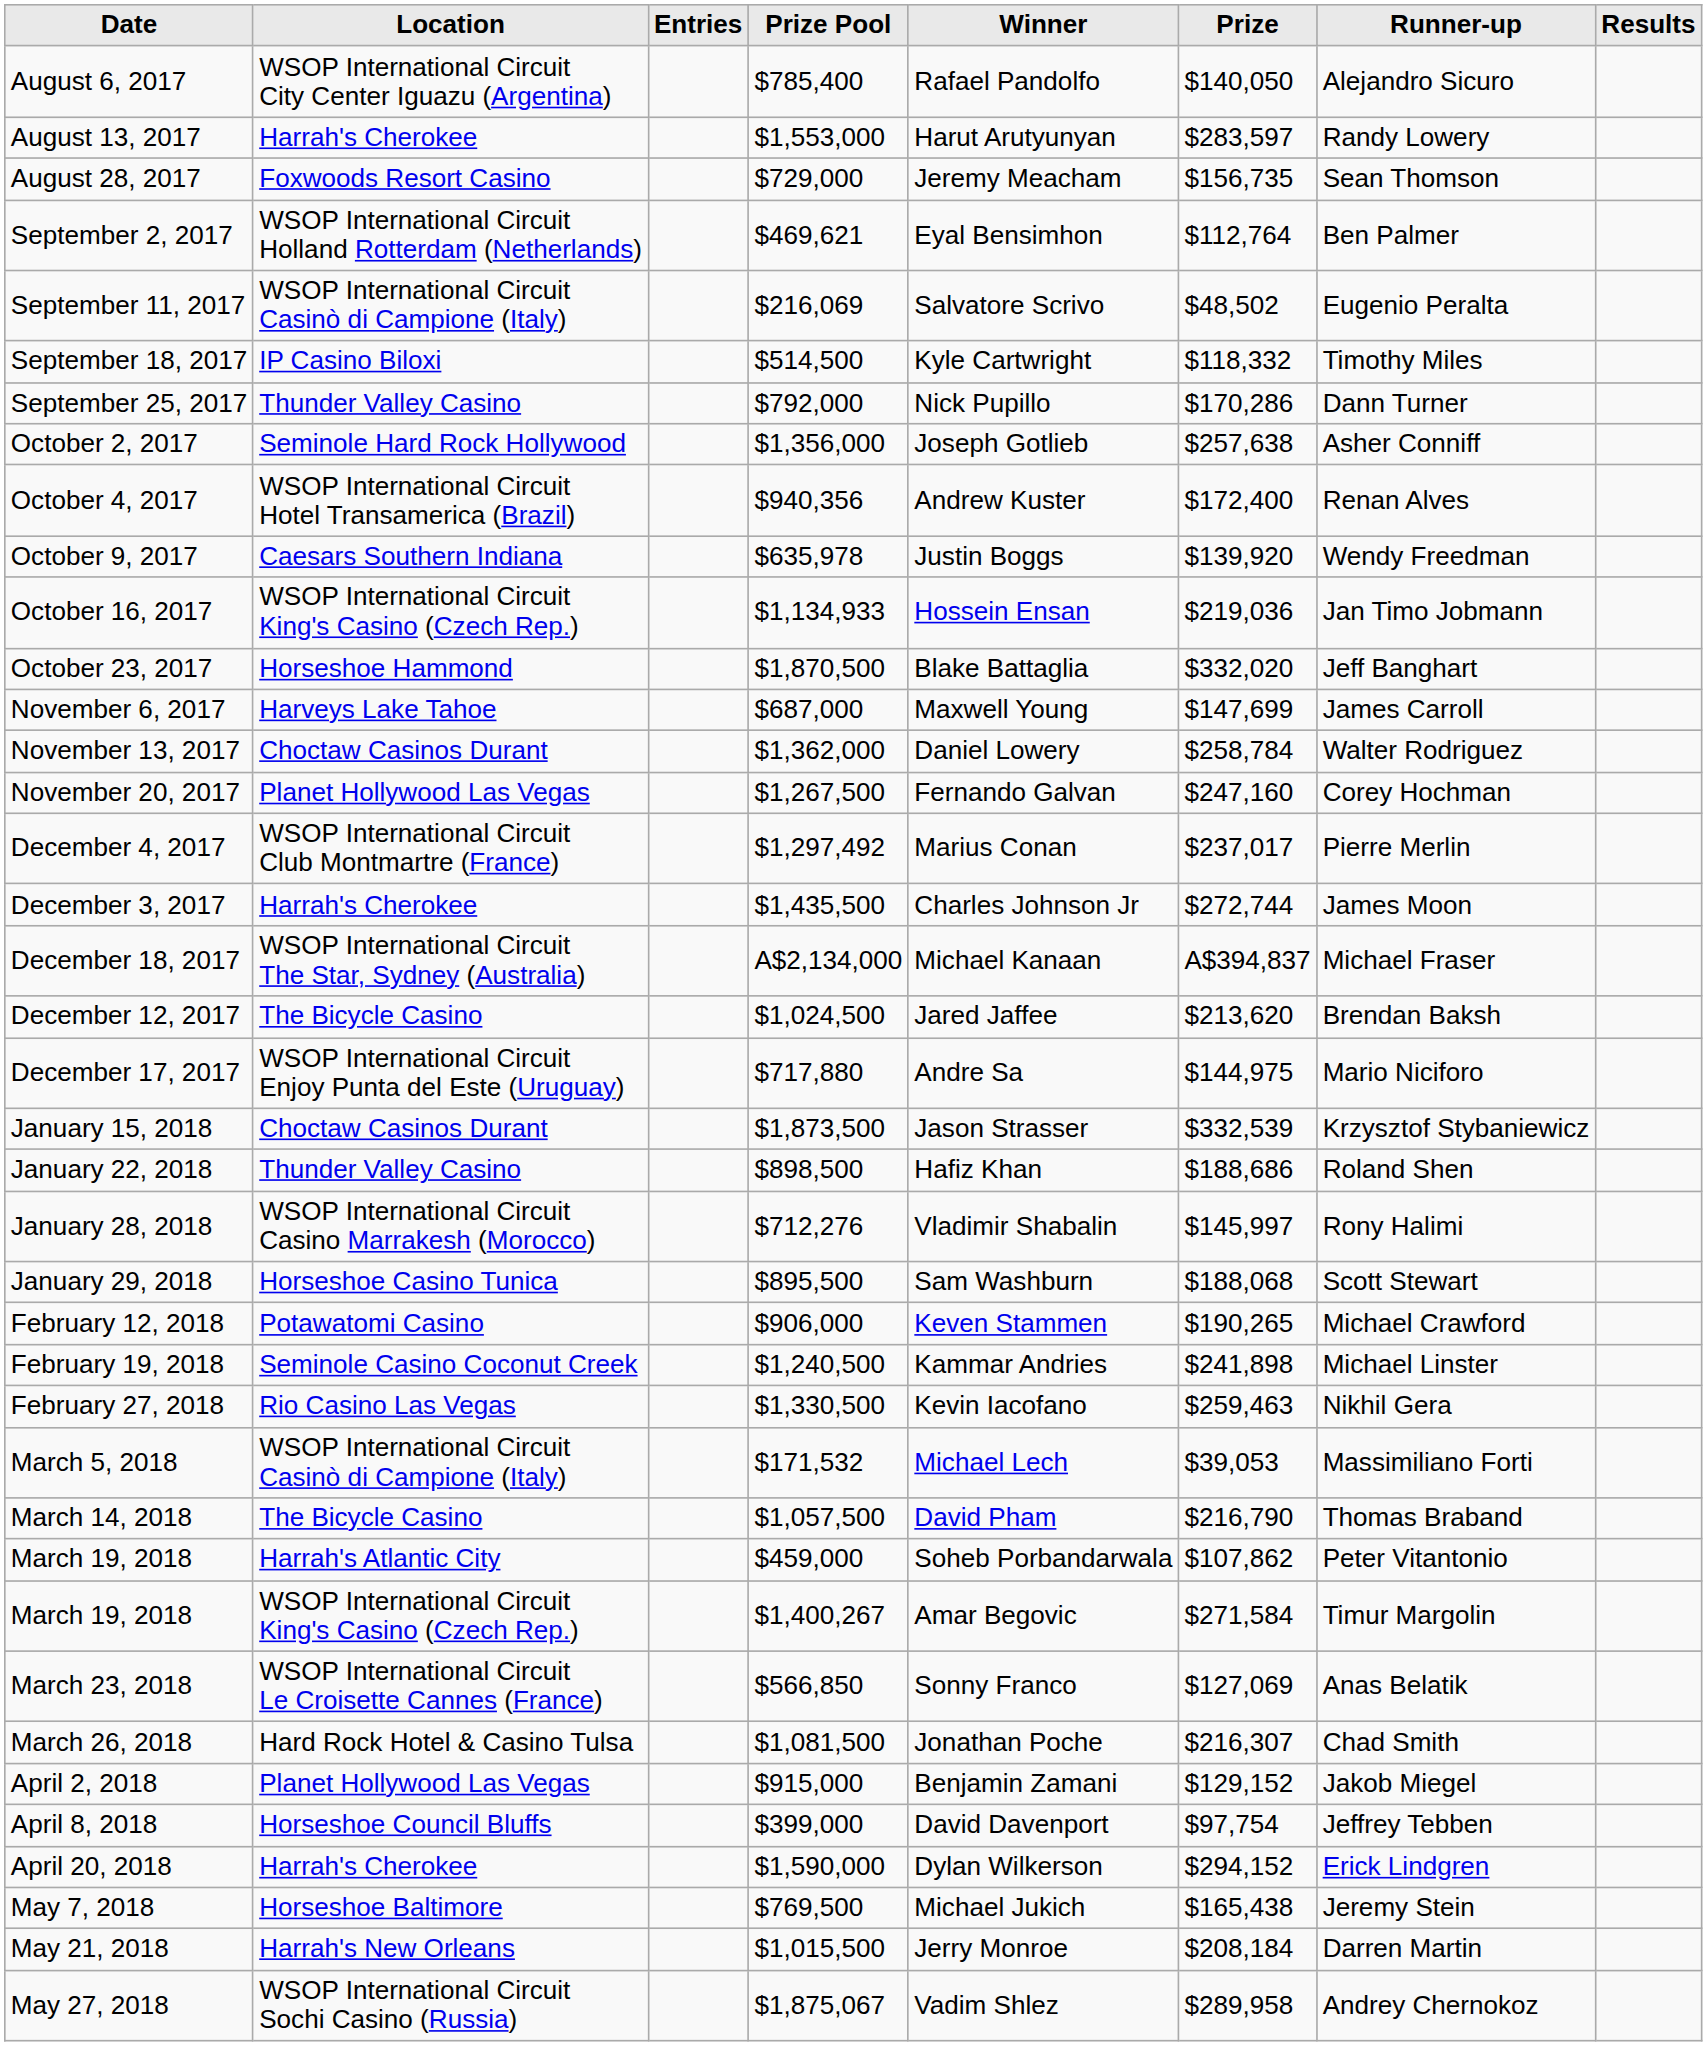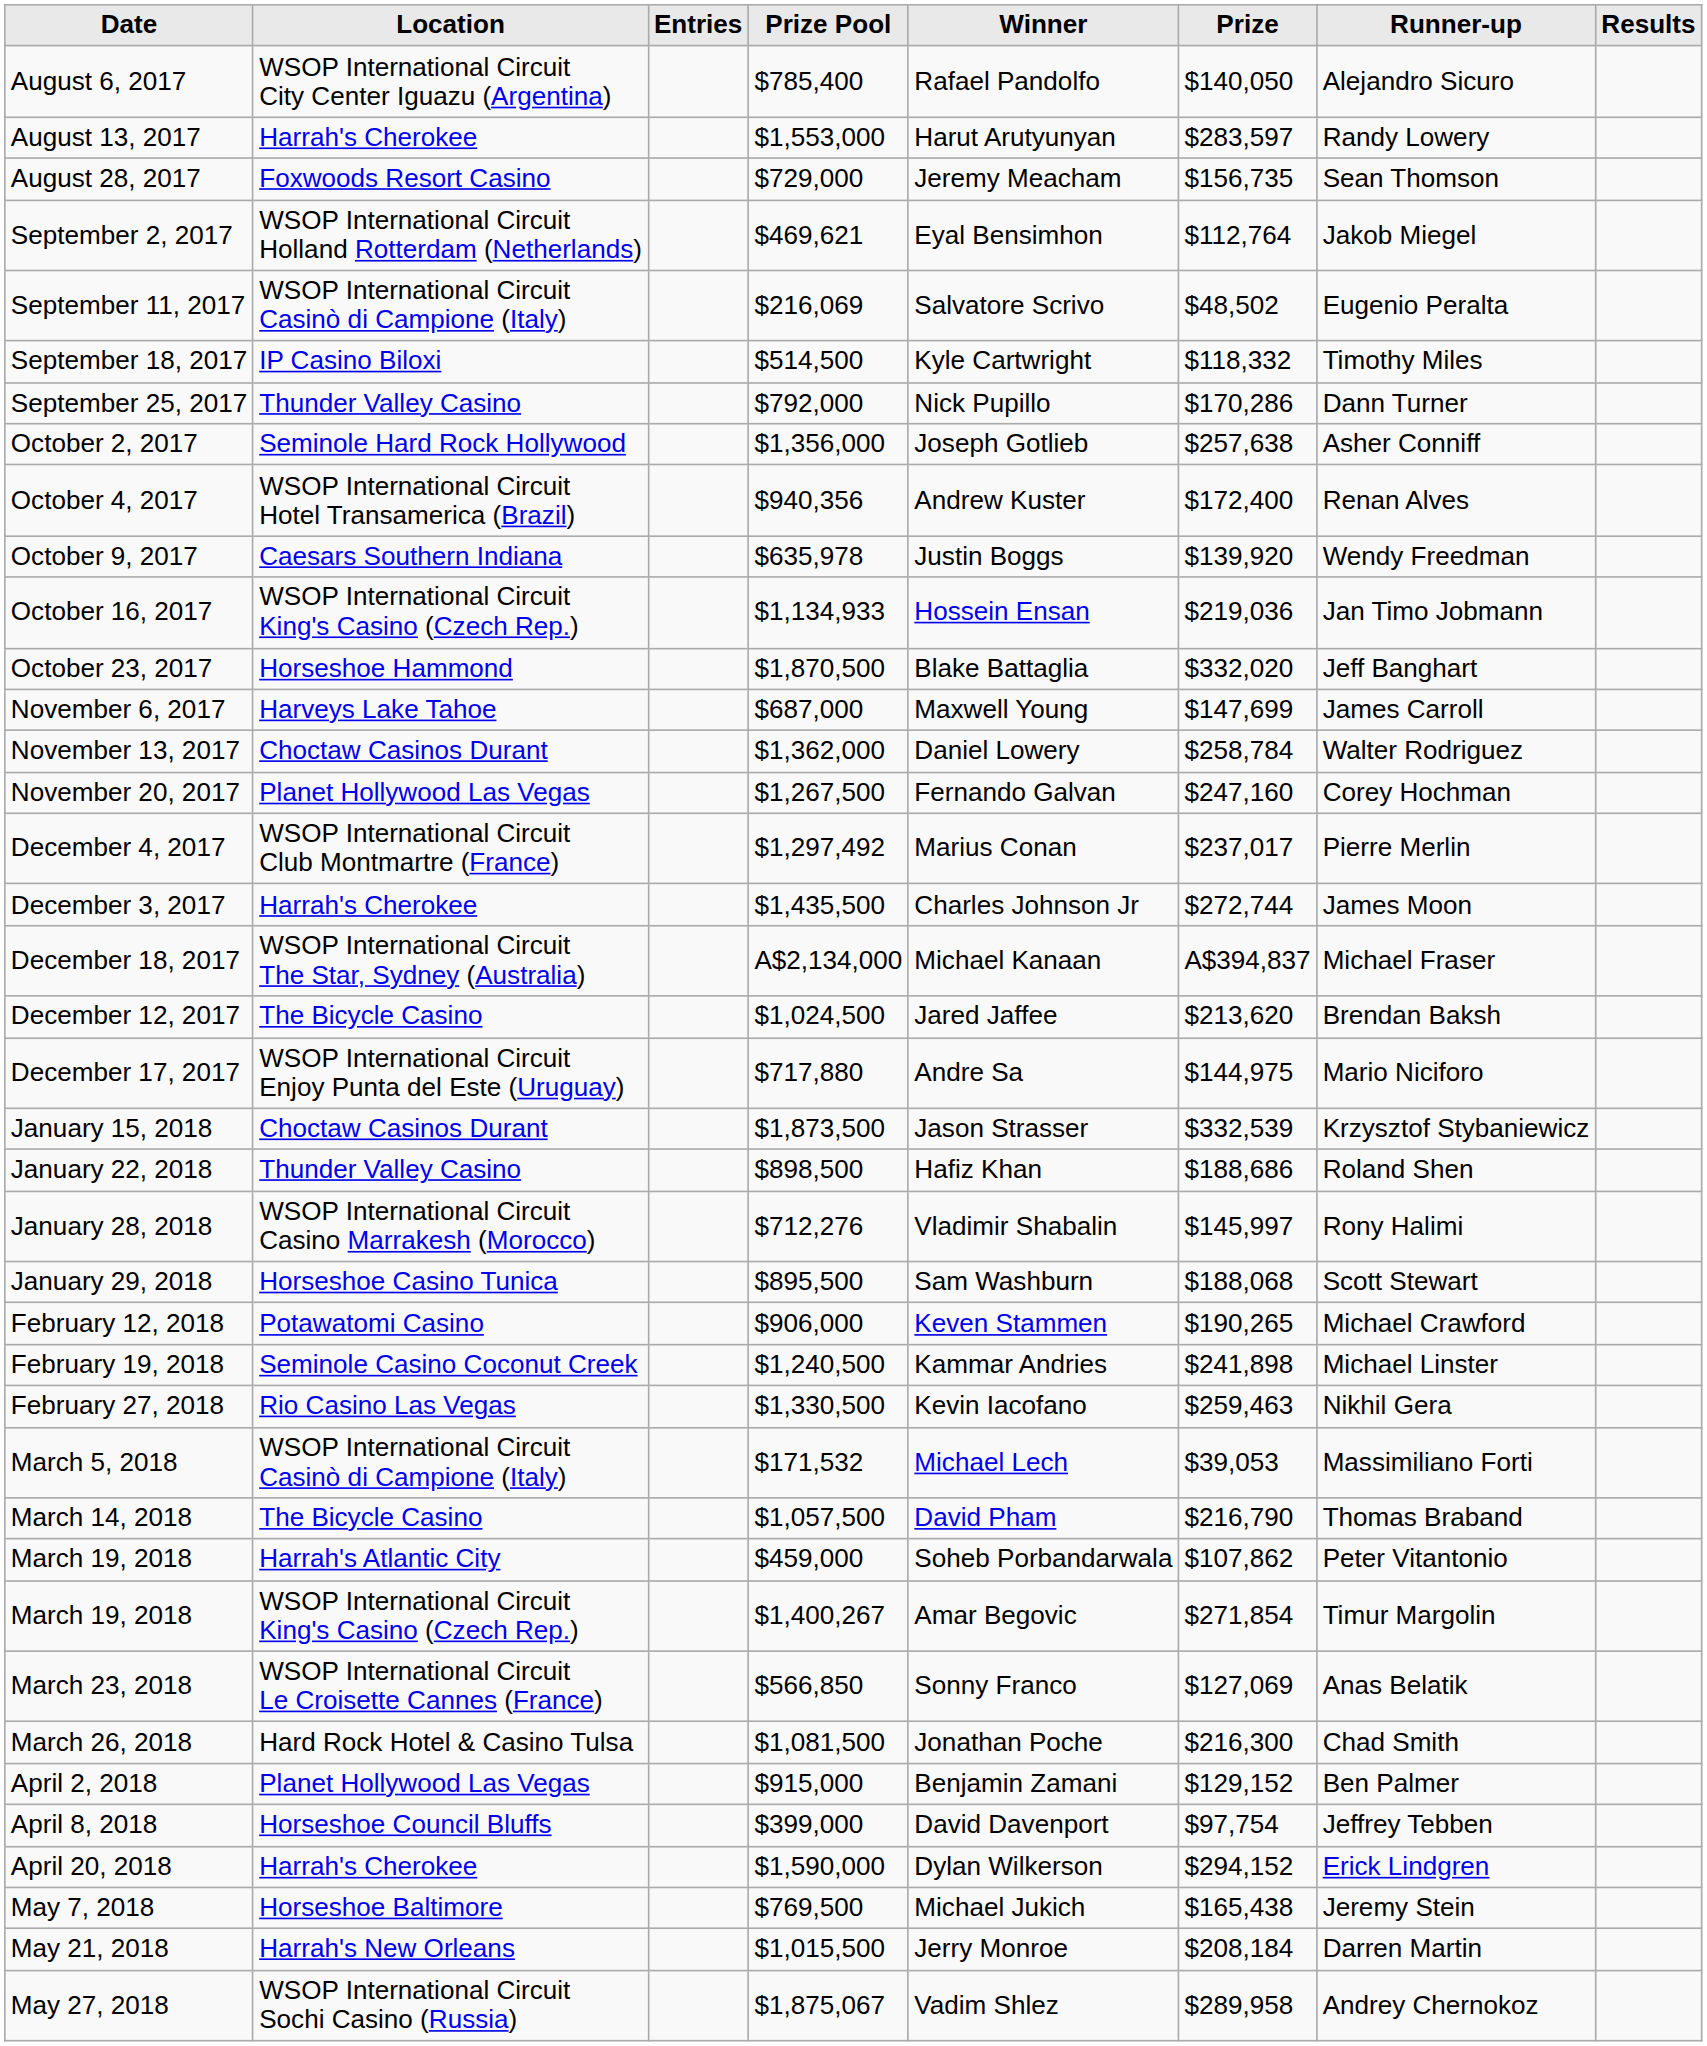(1391, 234) Ben Palmer -> (1399, 234) Jakob Miegel
(1239, 1615) $271,584 -> (1239, 1615) $271,854
(1239, 1742) $216,307 -> (1239, 1742) $216,300
(1399, 1783) Jakob Miegel -> (1391, 1783) Ben Palmer
